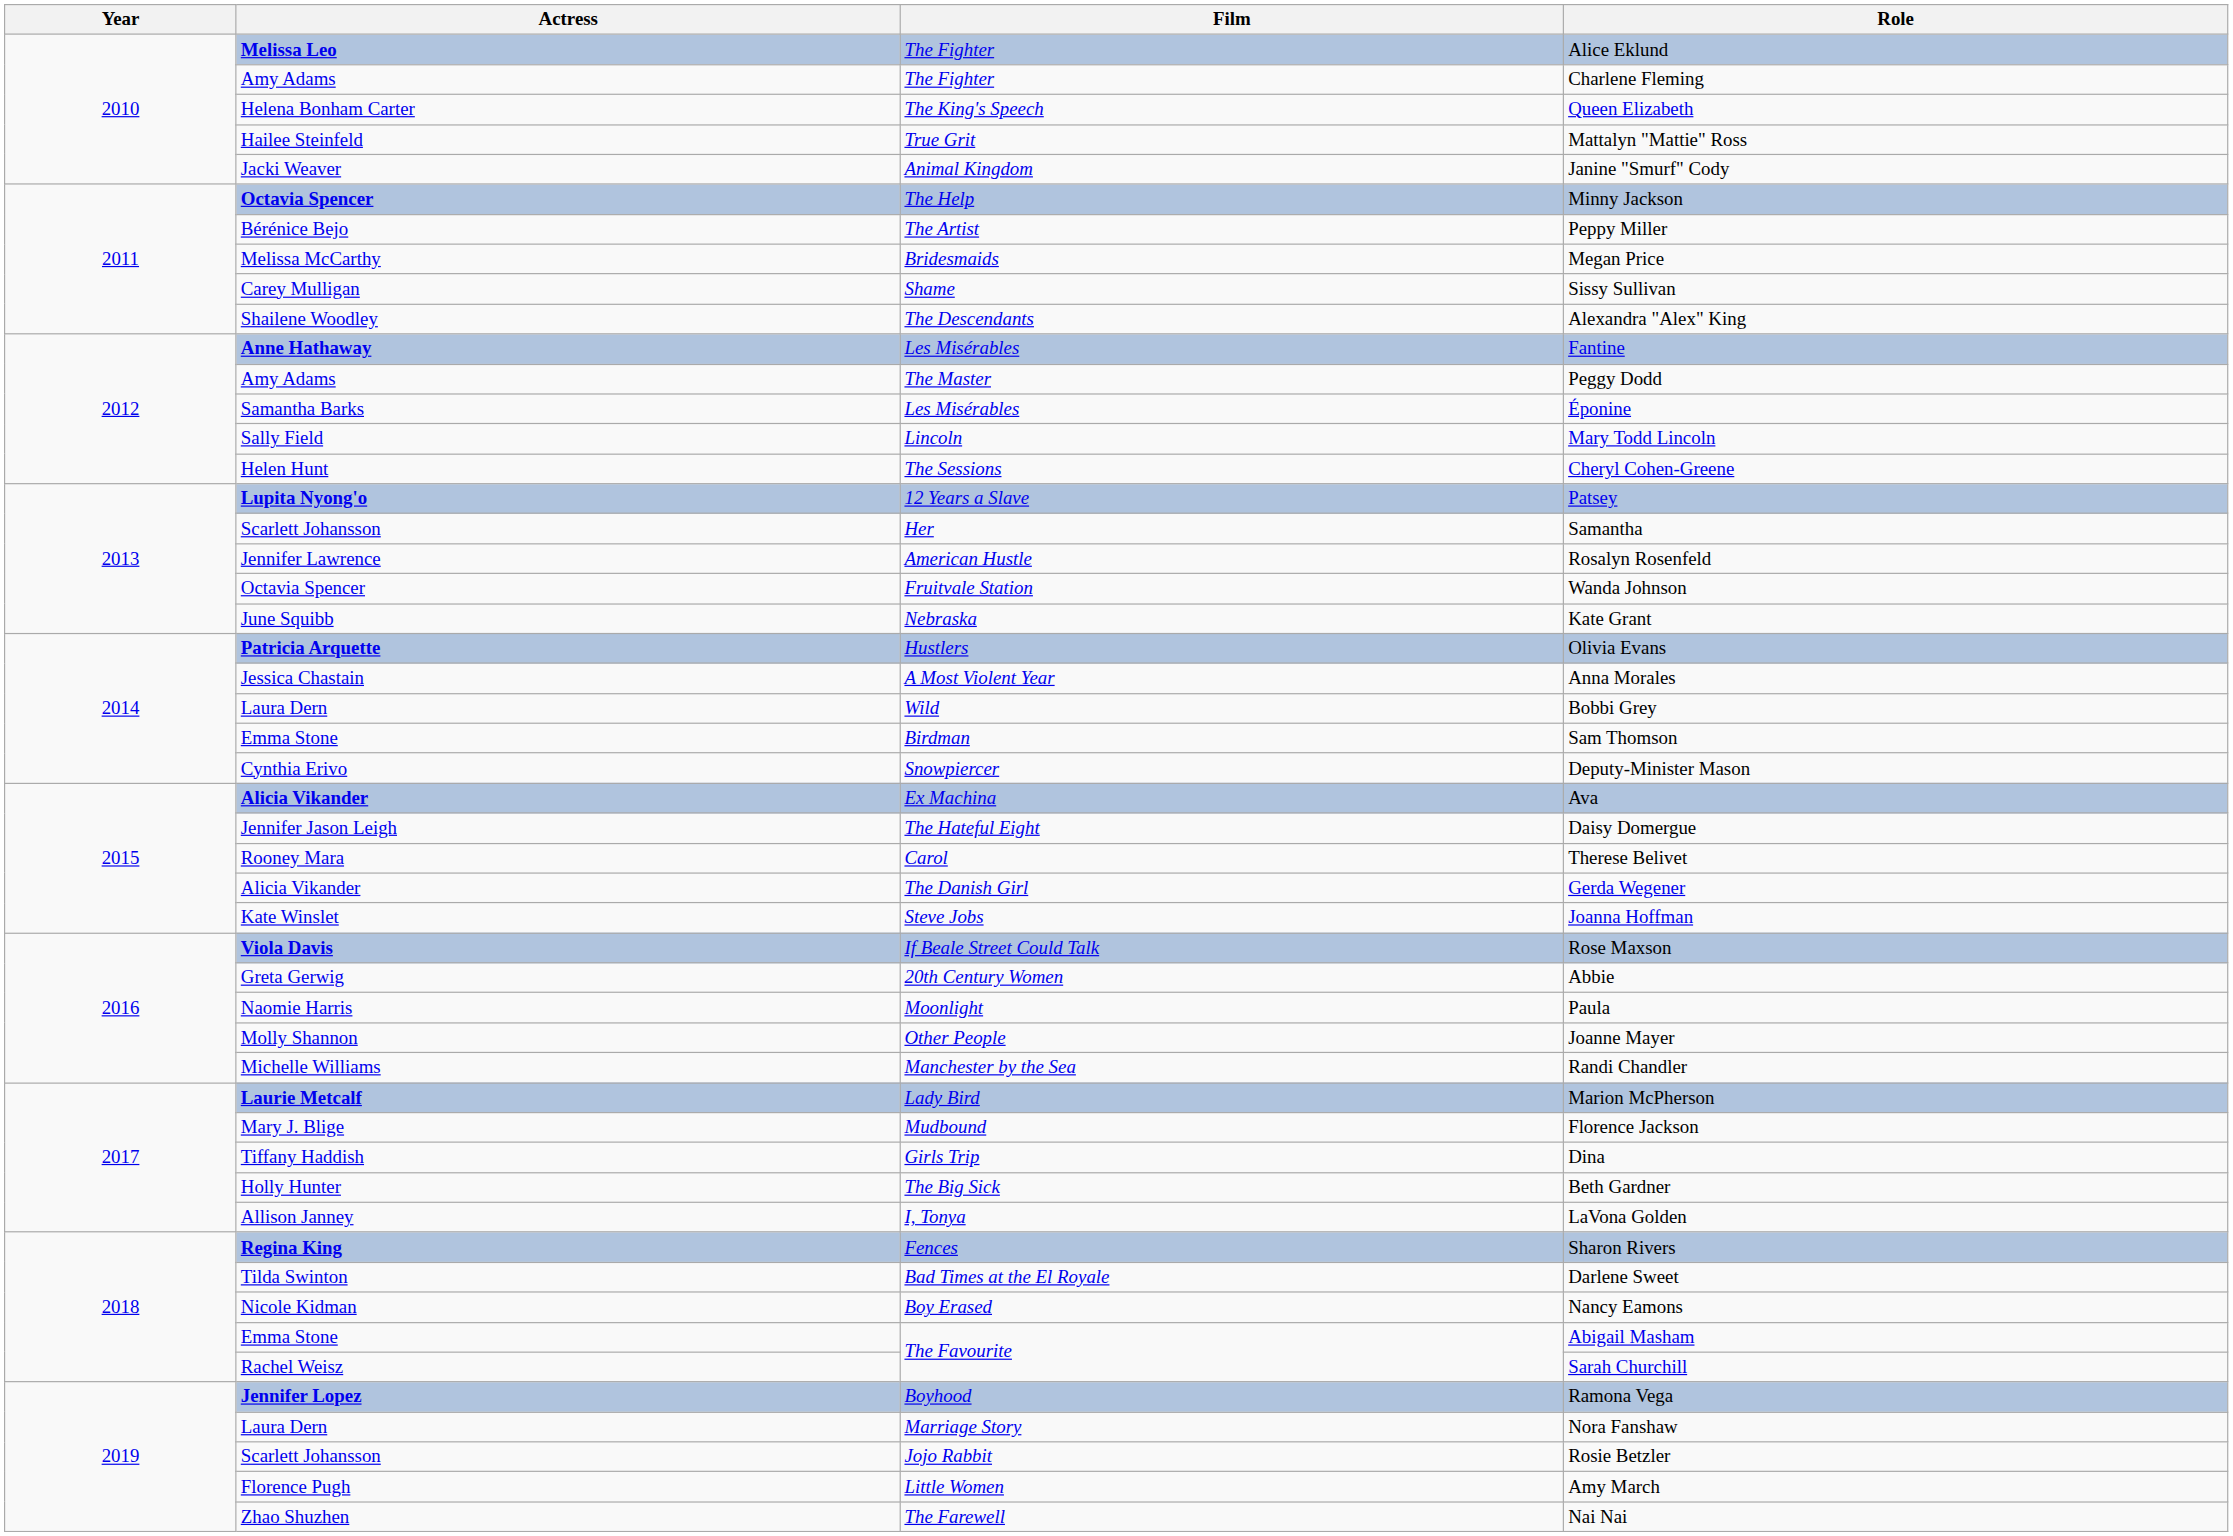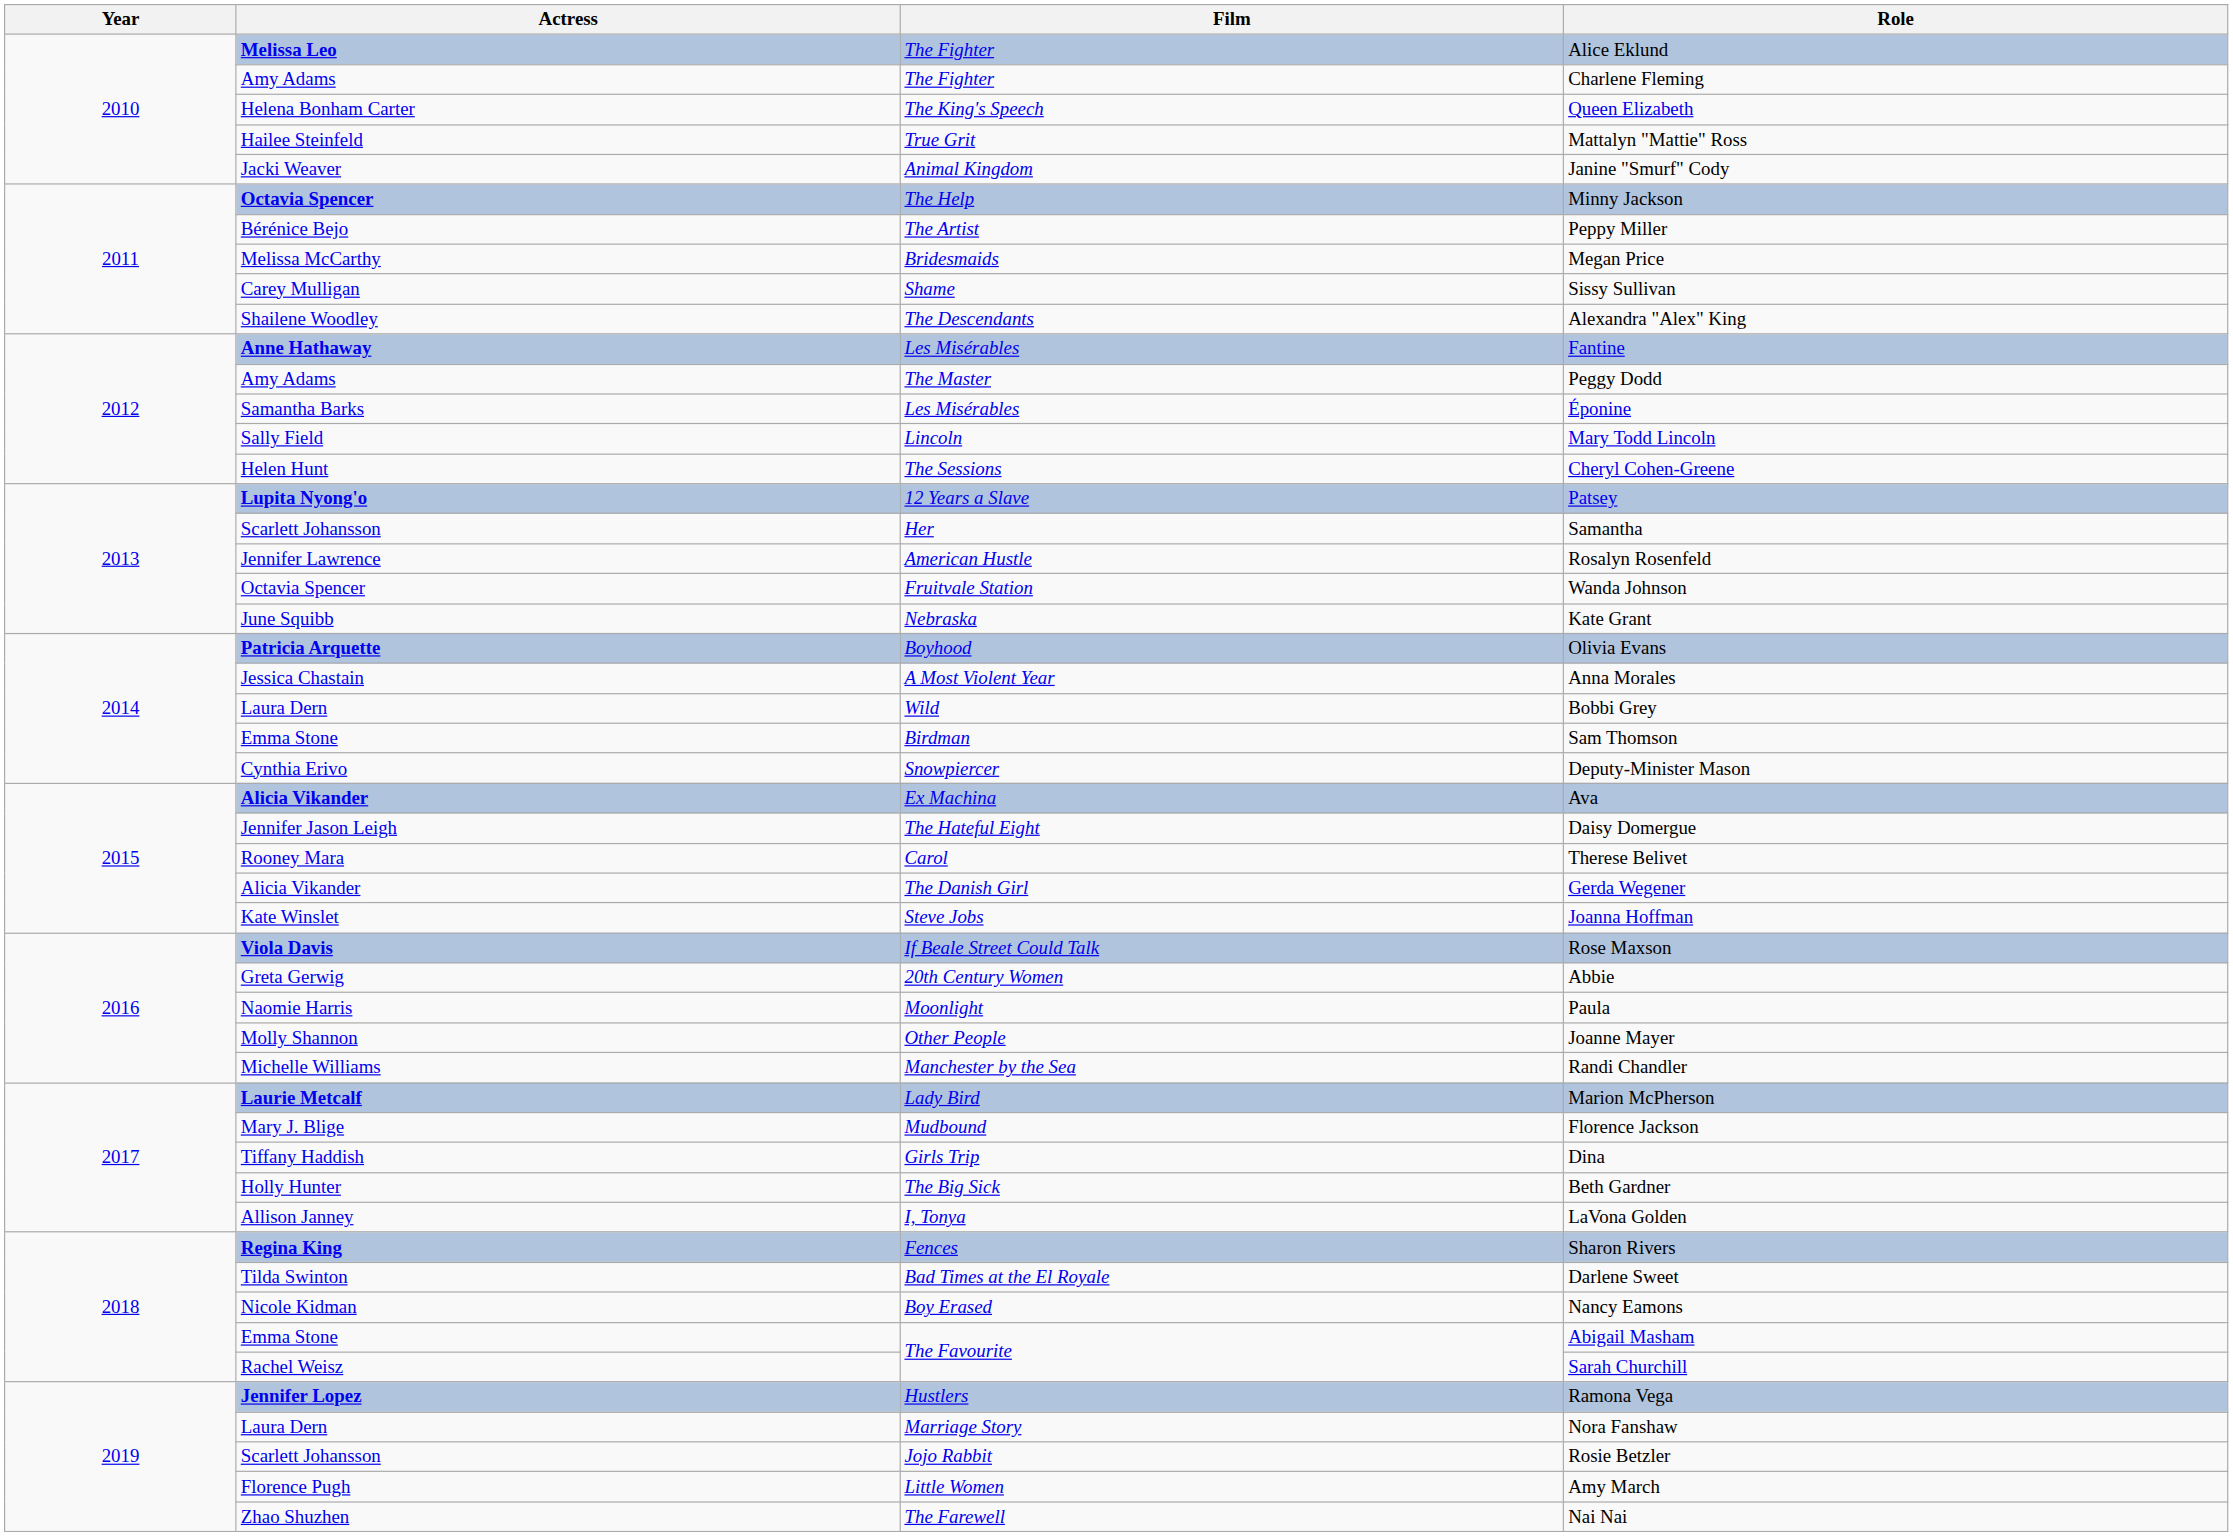(936, 648) Hustlers -> (938, 648) Boyhood
(938, 1396) Boyhood -> (936, 1396) Hustlers
